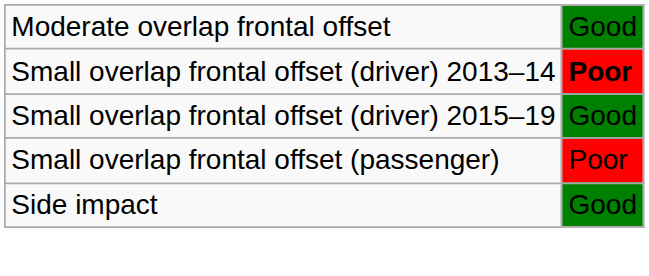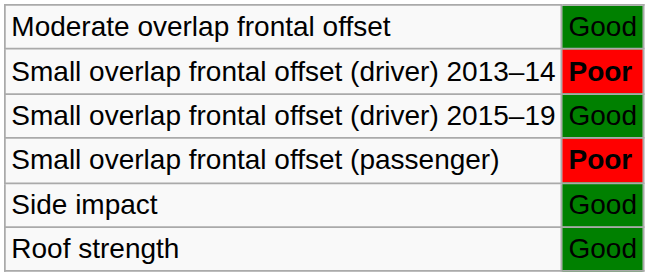(598, 159) normal -> (600, 159) bold
+ row: (95, 248)
